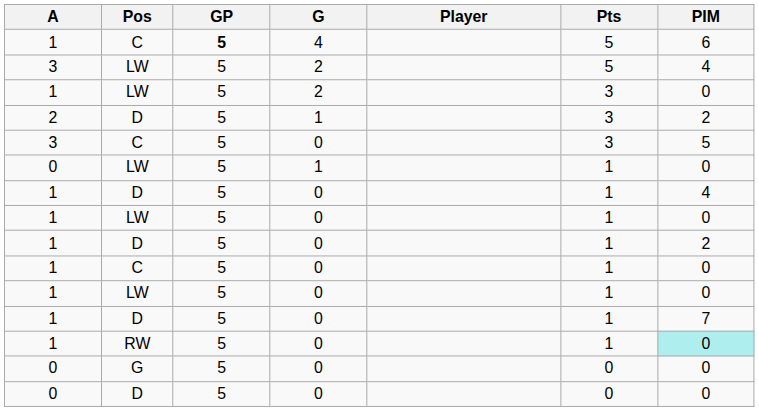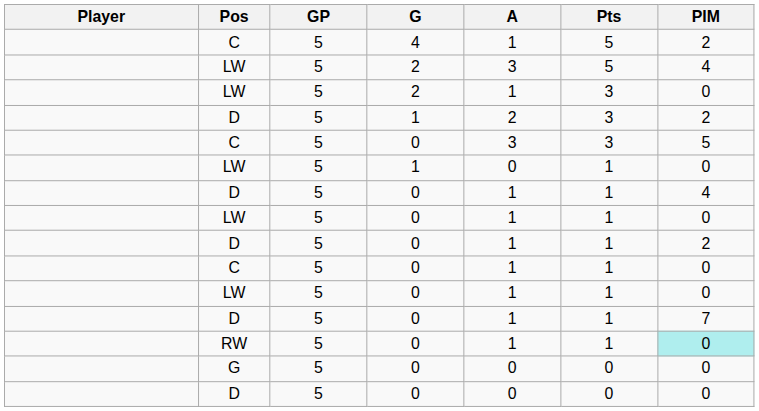columns swapped: (464, 17) <-> (53, 17)
(222, 42) bold -> (319, 42) normal
(706, 42) 6 -> (706, 42) 2
